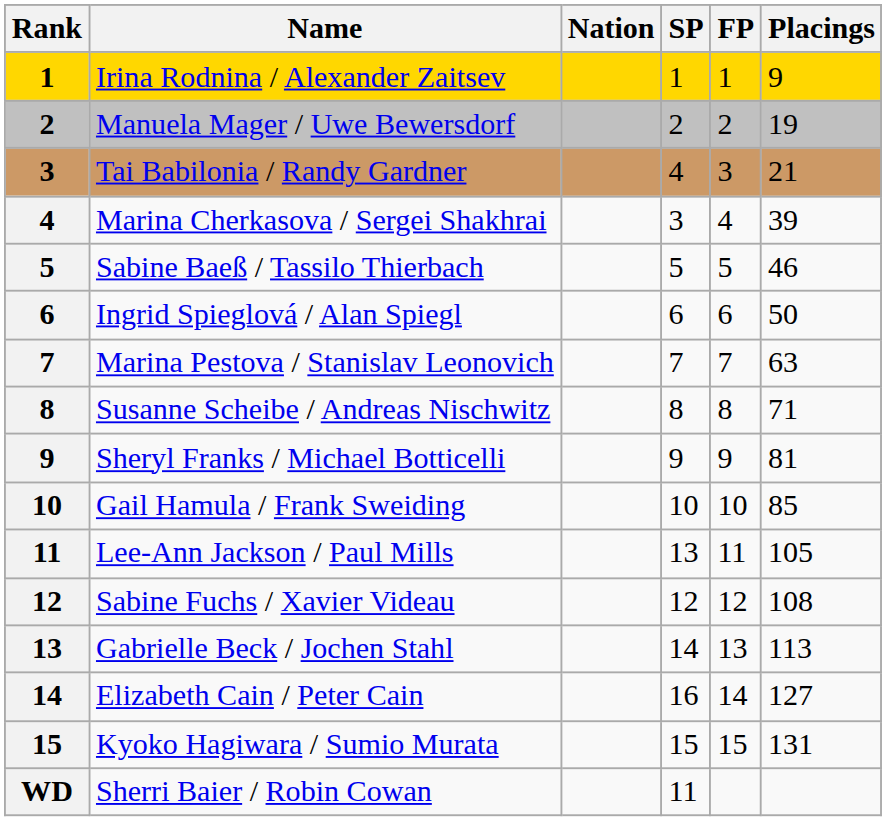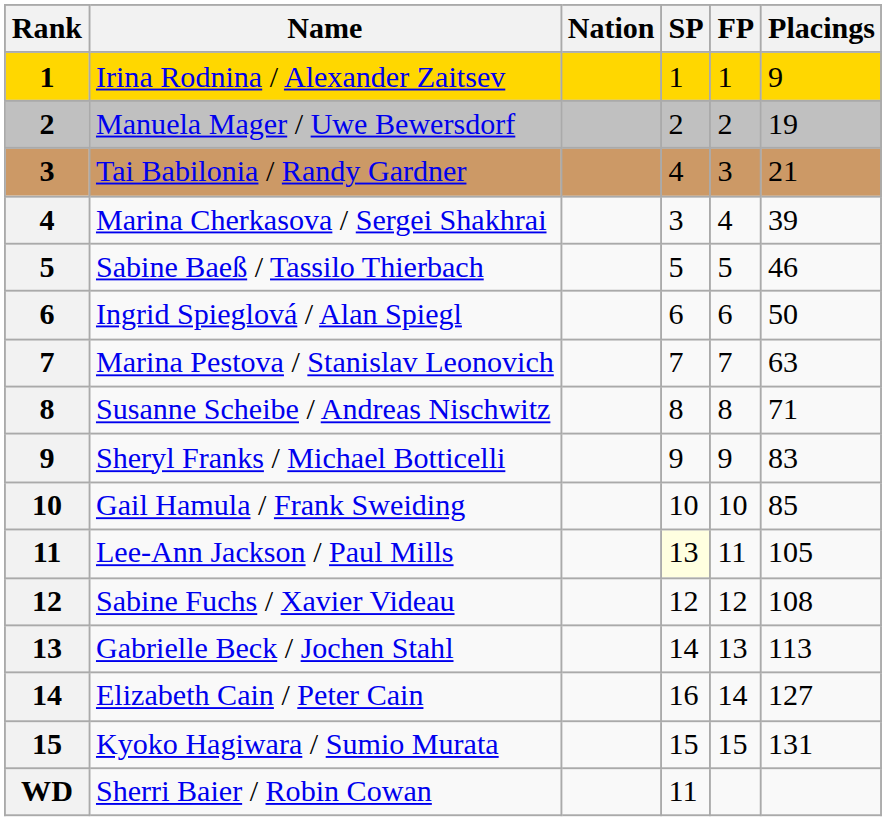(783, 457) 81 -> (783, 457) 83
(684, 553) no background -> (684, 553) lightyellow background
